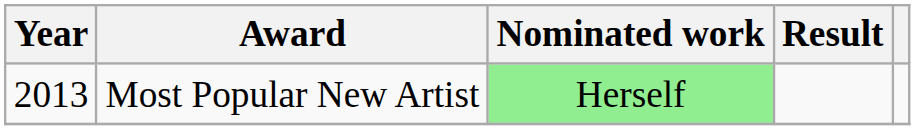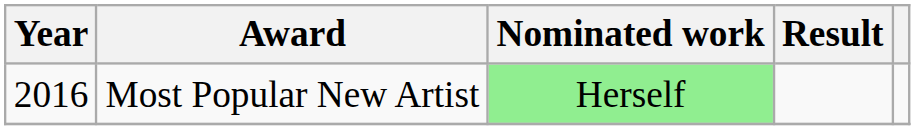(51, 93) 2013 -> (51, 93) 2016
